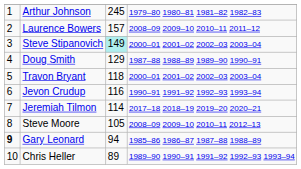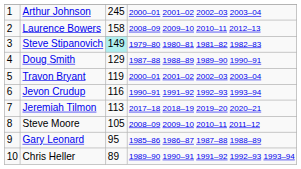(195, 12) 1979–80 1980–81 1981–82 1982–83 -> (195, 12) 2000–01 2001–02 2002–03 2003–04
(116, 28) 157 -> (116, 28) 158
(194, 28) 2008–09 2009–10 2010–11 2011–12 -> (195, 28) 2008–09 2009–10 2010–11 2012–13
(195, 44) 2000–01 2001–02 2002–03 2003–04 -> (195, 44) 1979–80 1980–81 1981–82 1982–83
(116, 76) 118 -> (116, 76) 119
(116, 108) 114 -> (116, 108) 113
(195, 124) 2008–09 2009–10 2010–11 2012–13 -> (194, 124) 2008–09 2009–10 2010–11 2011–12
(9, 140) bold -> (9, 140) normal
(113, 140) 94 -> (113, 140) 95
